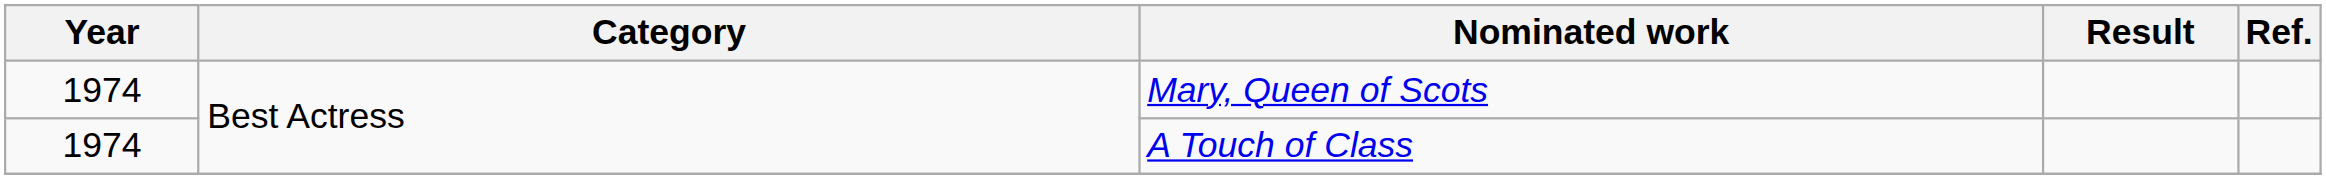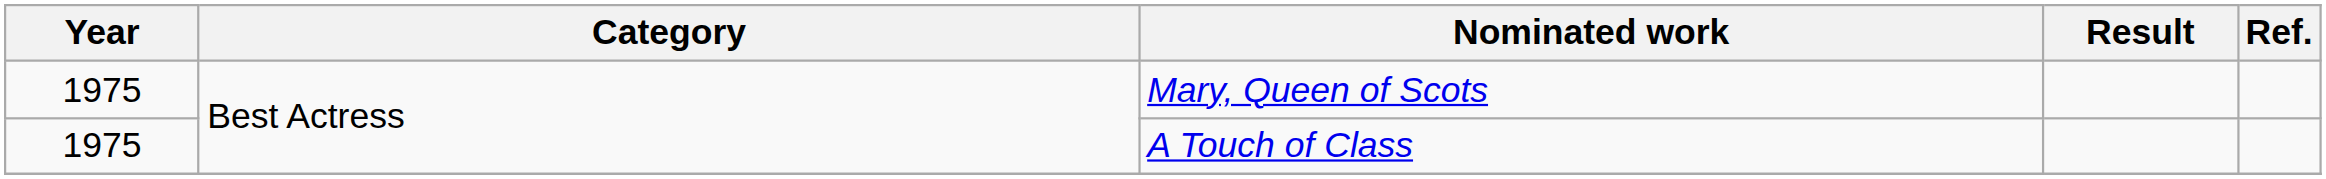(102, 88) 1974 -> (102, 88) 1975
(102, 145) 1974 -> (102, 145) 1975
